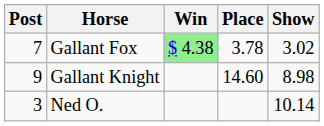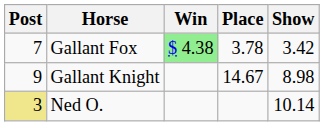(299, 47) 3.02 -> (299, 47) 3.42
(243, 76) 14.60 -> (243, 76) 14.67
(38, 105) no background -> (38, 105) khaki background
